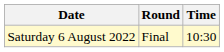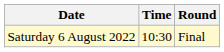columns swapped: (201, 15) <-> (161, 15)
